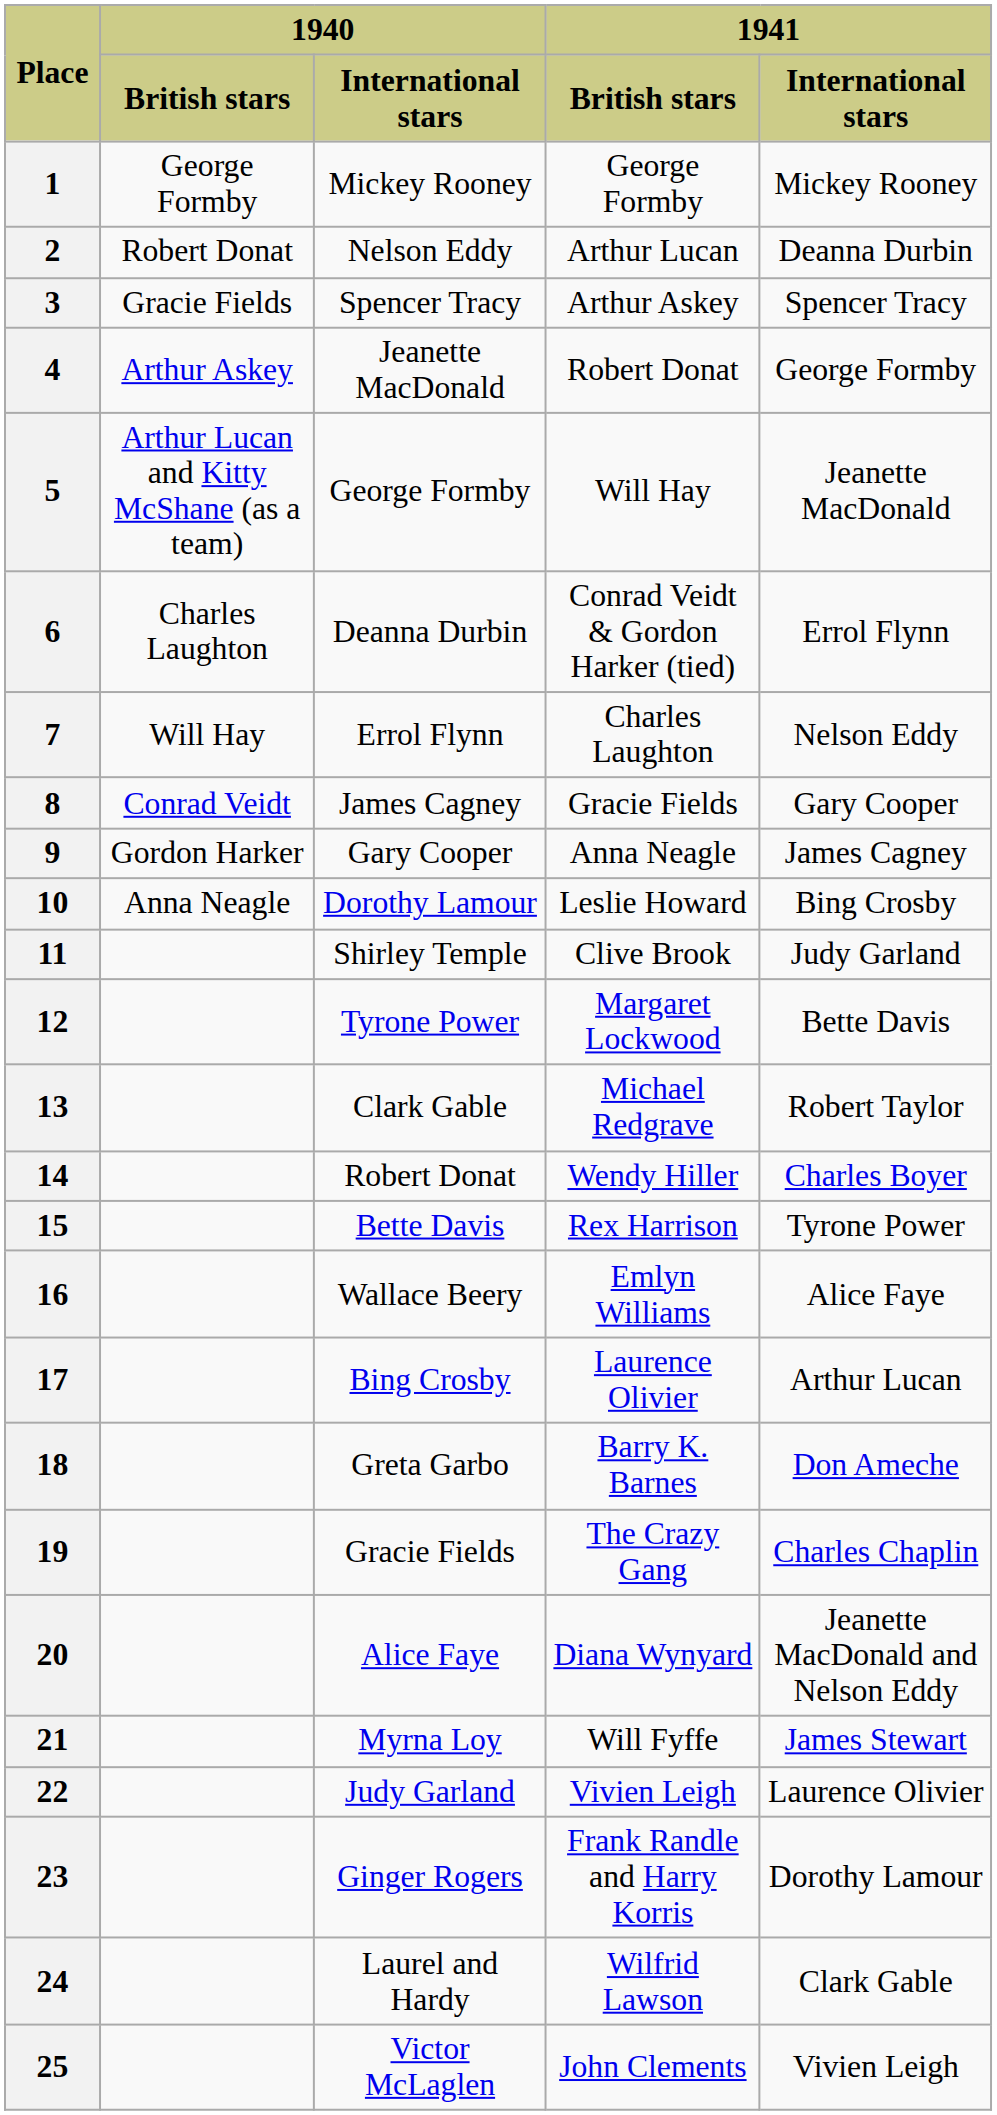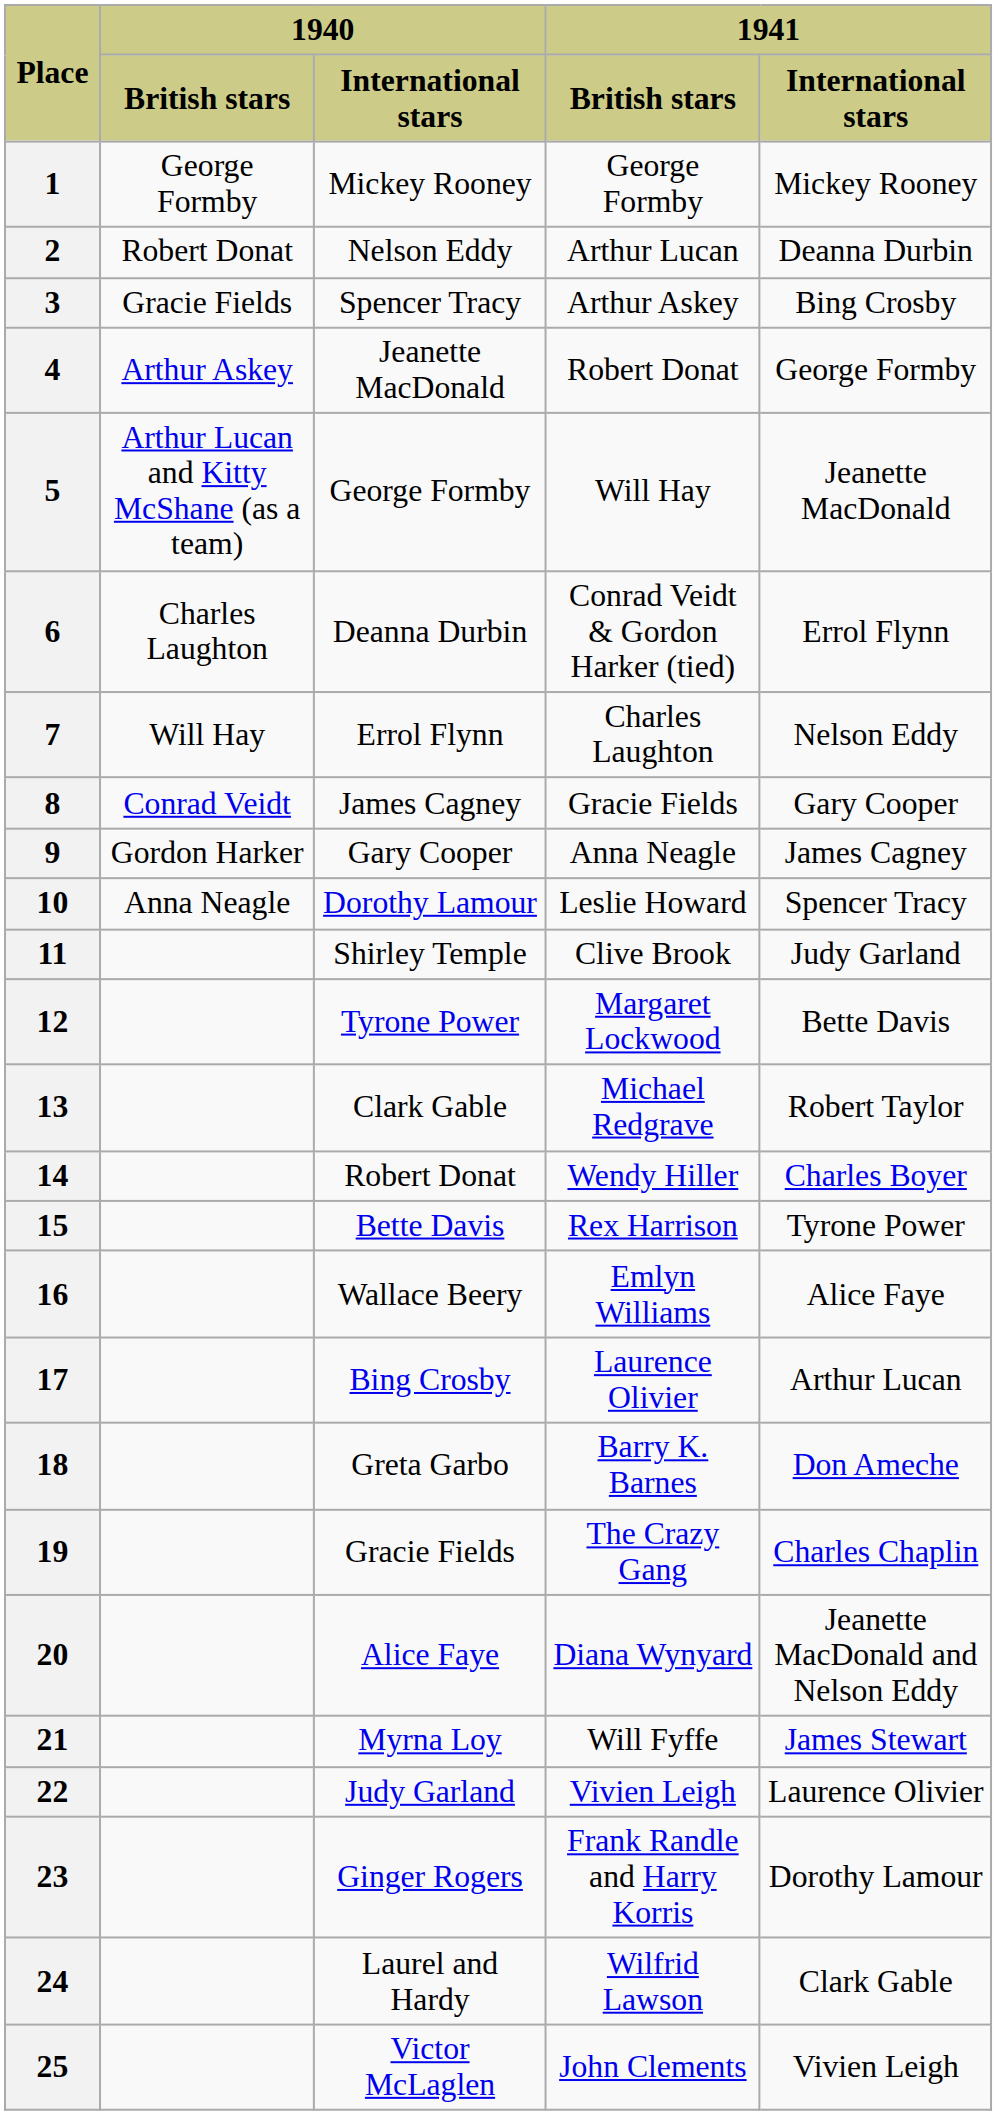(876, 301) Spencer Tracy -> (876, 301) Bing Crosby
(876, 903) Bing Crosby -> (876, 903) Spencer Tracy
